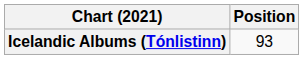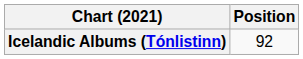(264, 41) 93 -> (264, 41) 92
